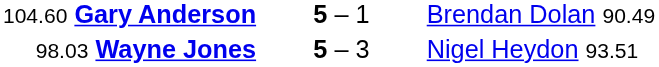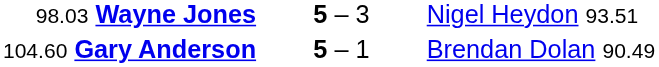rows swapped: (130, 14) <-> (146, 49)
